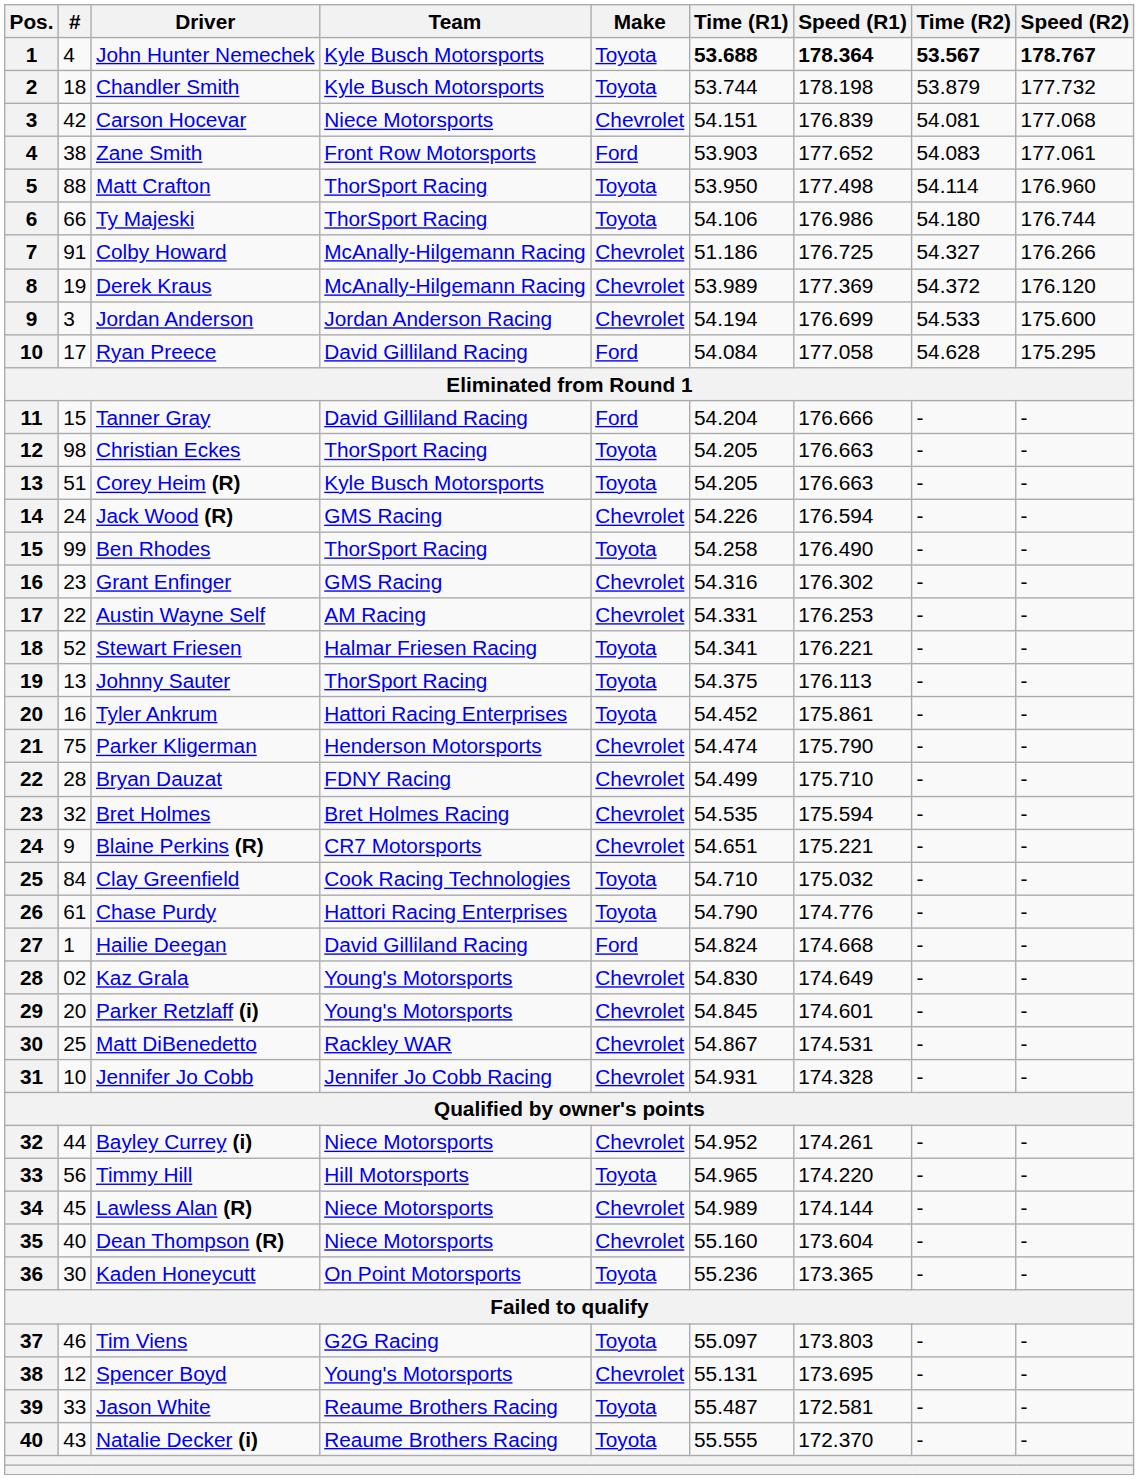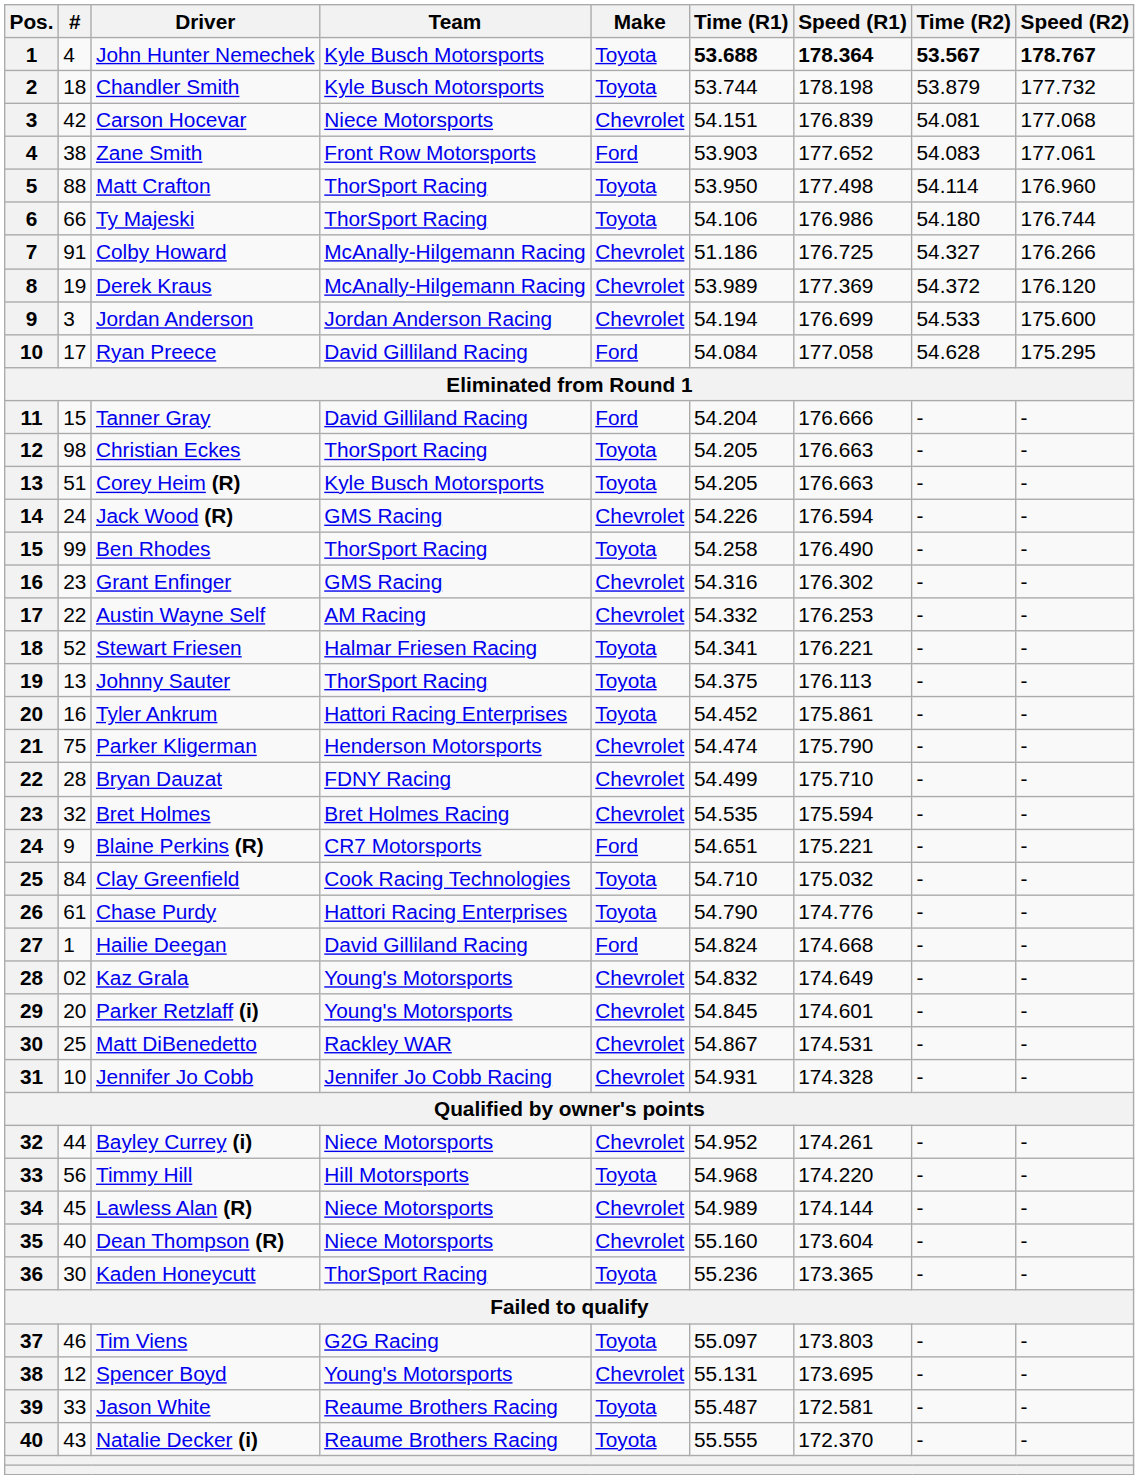(726, 615) 54.331 -> (726, 615) 54.332
(640, 845) Chevrolet -> (617, 845) Ford
(726, 977) 54.830 -> (726, 977) 54.832
(726, 1175) 54.965 -> (726, 1175) 54.968
(423, 1274) On Point Motorsports -> (406, 1274) ThorSport Racing
